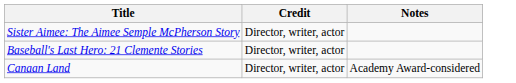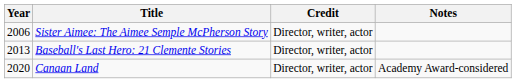+ column: (19, 13)
